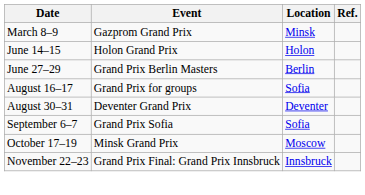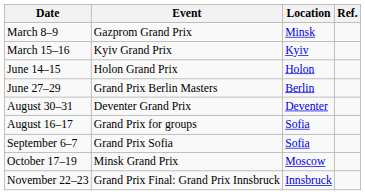+ row: (38, 50)
rows swapped: (40, 87) <-> (40, 106)
